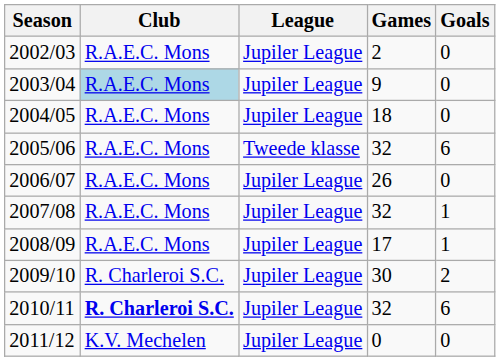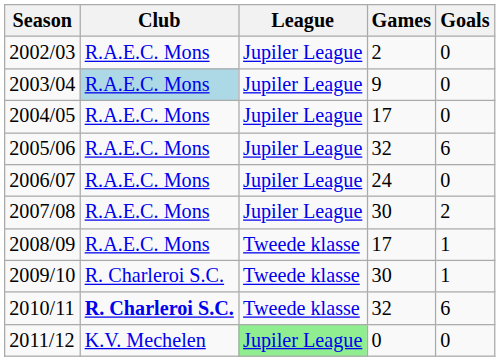(382, 116) 18 -> (382, 116) 17
(301, 148) Tweede klasse -> (303, 148) Jupiler League
(382, 180) 26 -> (382, 180) 24
(382, 212) 32 -> (382, 212) 30
(445, 212) 1 -> (445, 212) 2
(303, 244) Jupiler League -> (301, 244) Tweede klasse
(303, 276) Jupiler League -> (301, 276) Tweede klasse
(445, 276) 2 -> (445, 276) 1
(303, 308) Jupiler League -> (301, 308) Tweede klasse
(303, 340) no background -> (303, 340) lightgreen background
